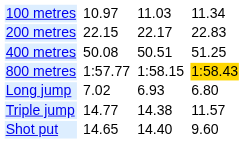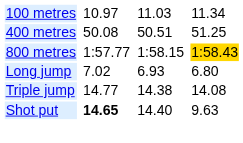- row: (41, 32)
(208, 110) 11.57 -> (209, 91) 14.08
(101, 129) normal -> (101, 110) bold
(205, 129) 9.60 -> (205, 110) 9.63
